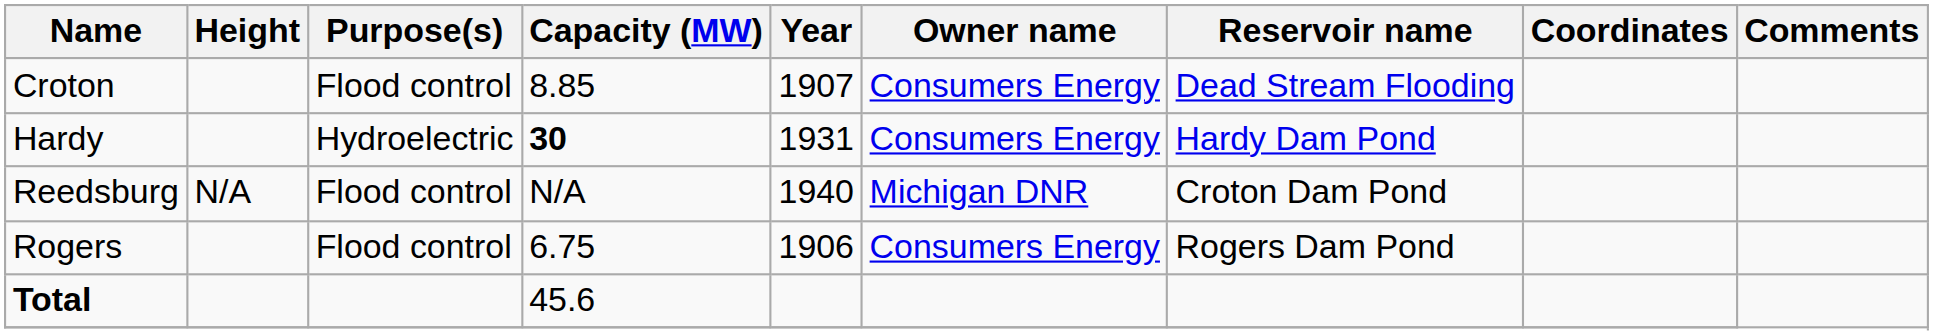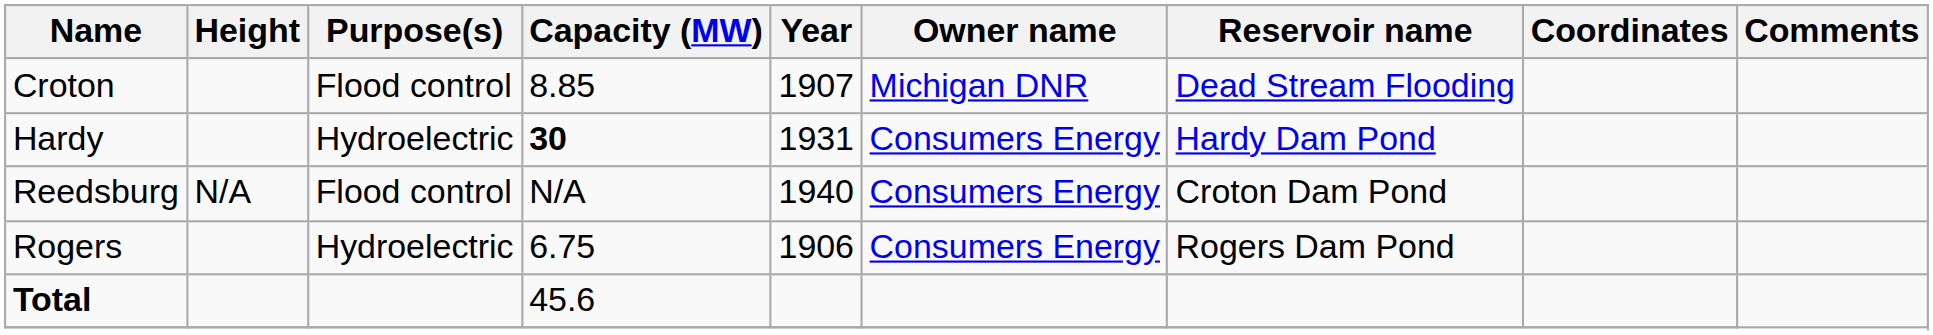(1015, 85) Consumers Energy -> (979, 85) Michigan DNR
(979, 192) Michigan DNR -> (1015, 192) Consumers Energy
(414, 246) Flood control -> (415, 246) Hydroelectric
